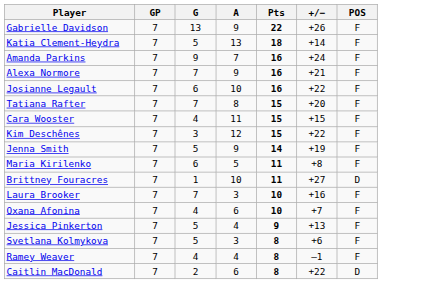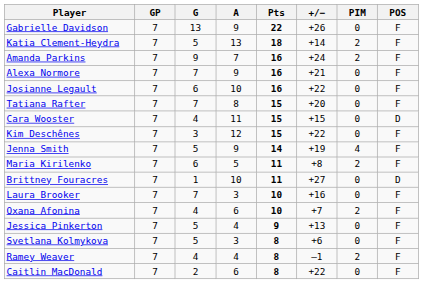+ column: (357, 12)
(357, 119) F -> (398, 119) D
(357, 271) D -> (398, 271) F
